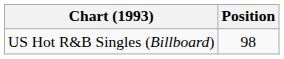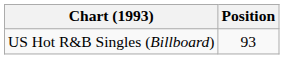(248, 41) 98 -> (248, 41) 93
